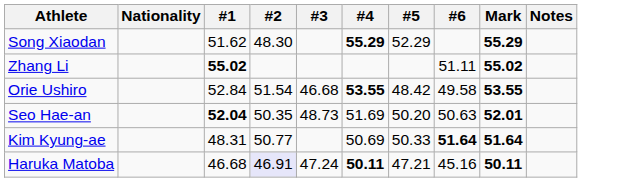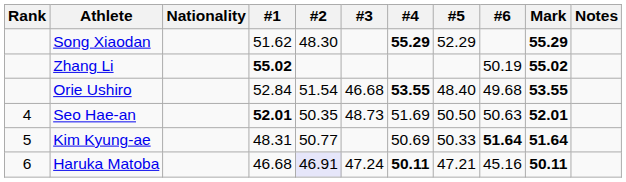+ column: (27, 16)
(457, 66) 51.11 -> (502, 66) 50.19
(411, 90) 48.42 -> (456, 90) 48.40
(457, 90) 49.58 -> (502, 90) 49.68
(227, 115) 52.04 -> (272, 115) 52.01
(411, 115) 50.20 -> (456, 115) 50.50
